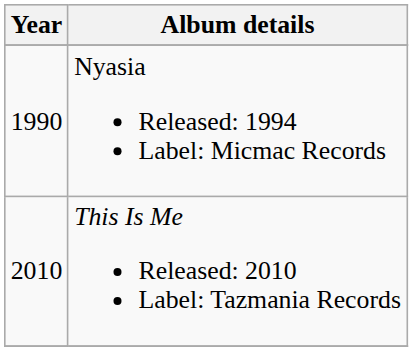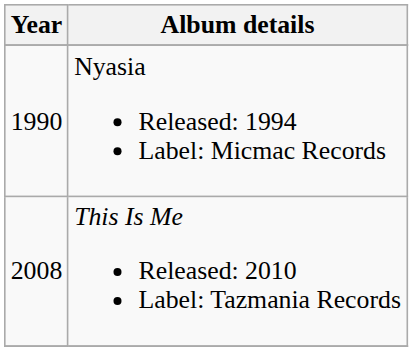(37, 270) 2010 -> (37, 270) 2008
